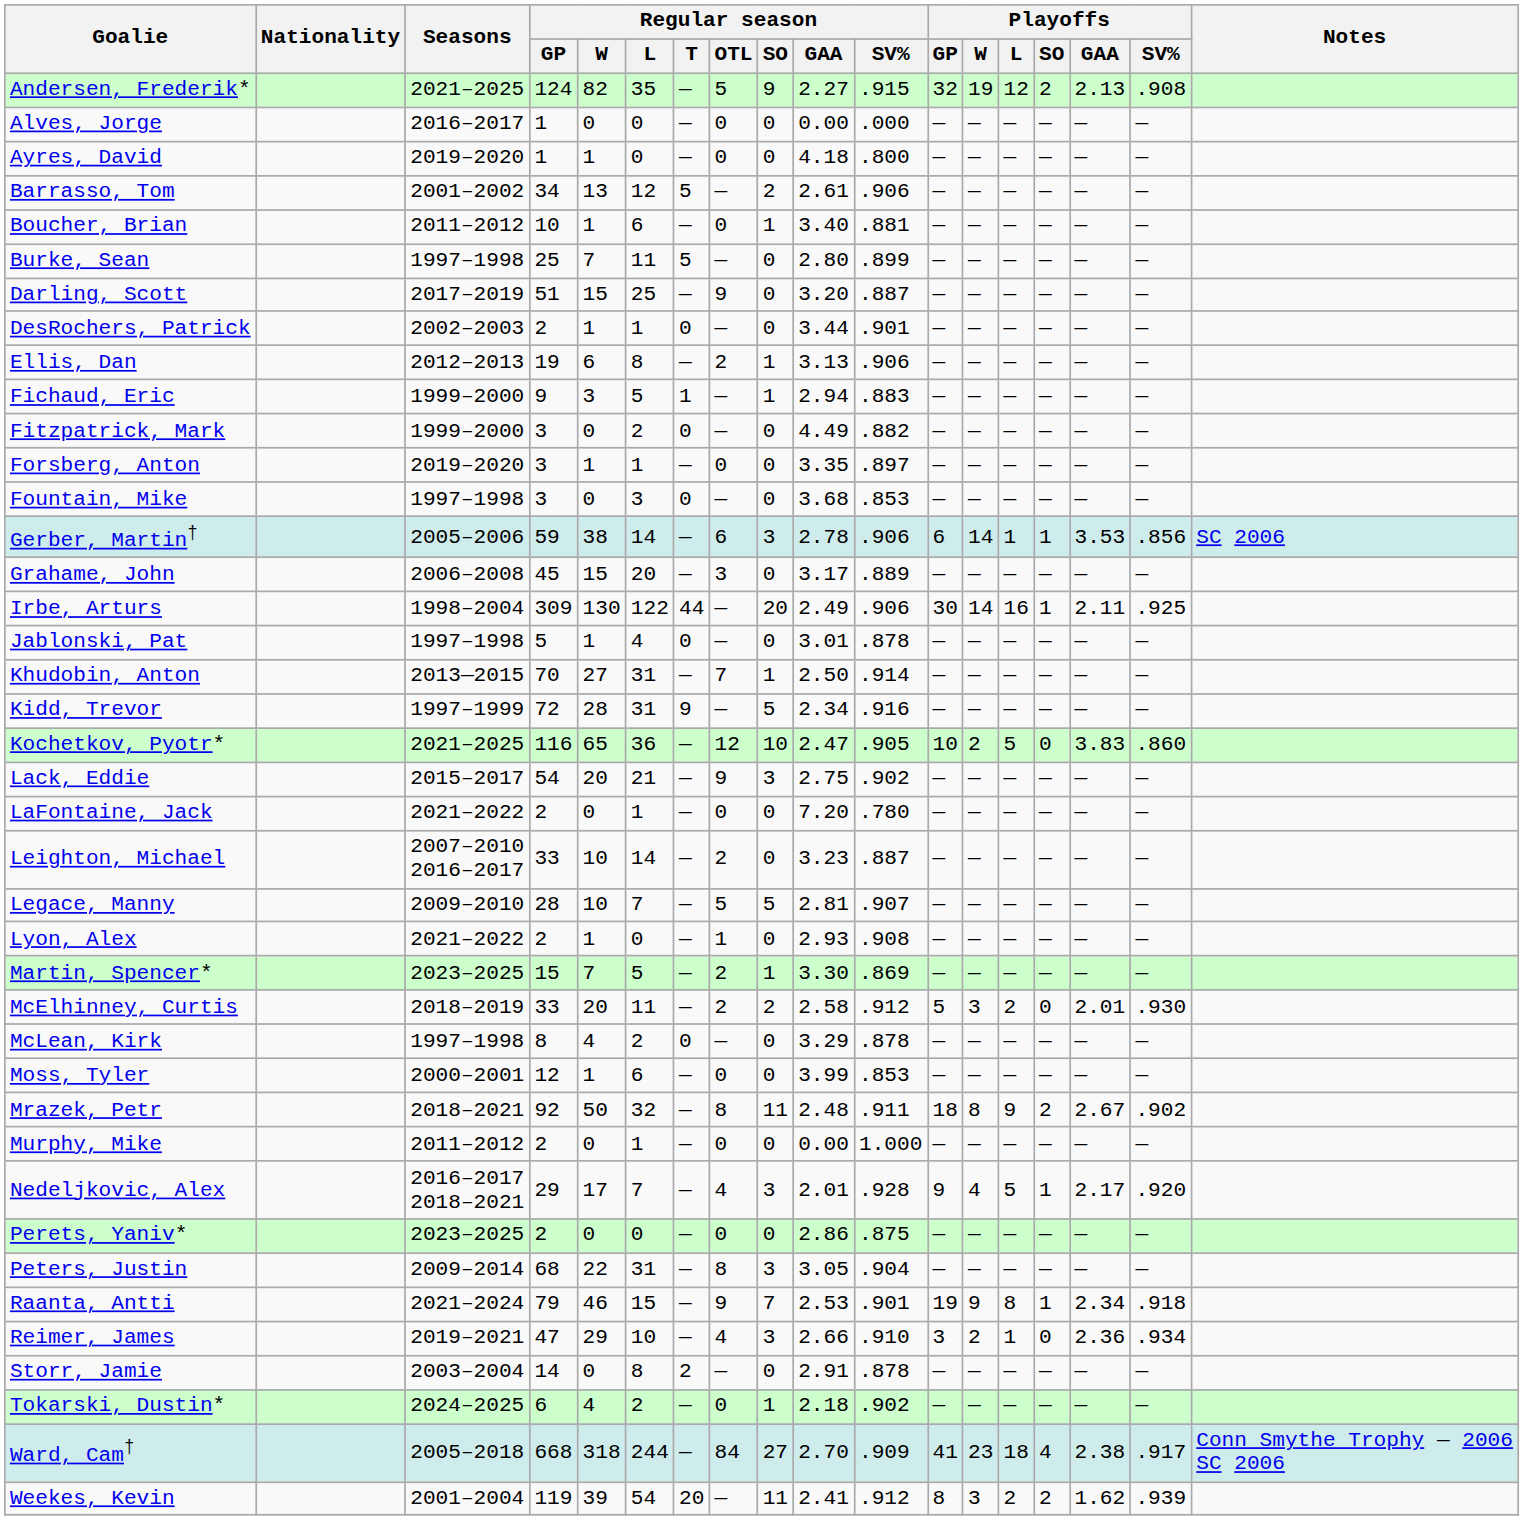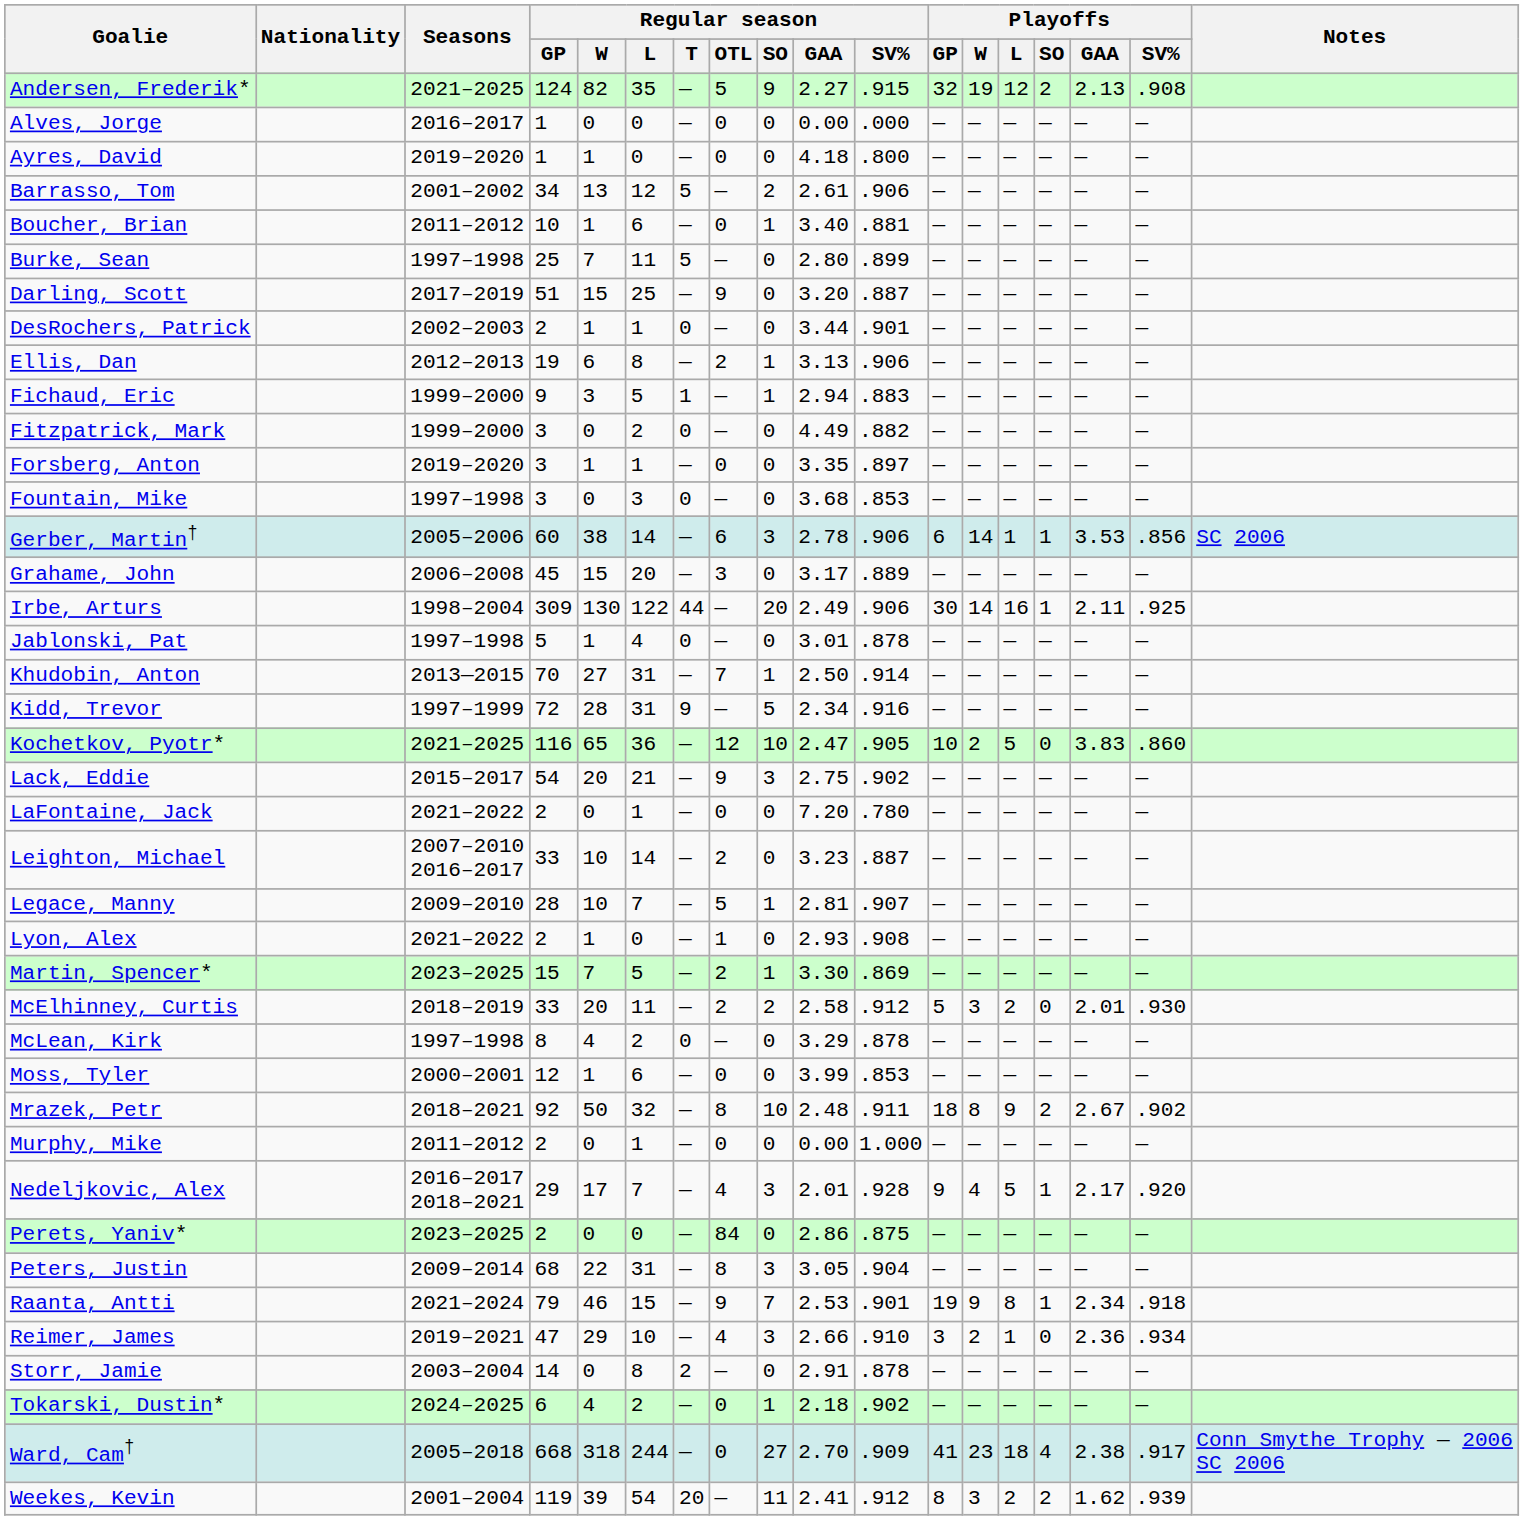(547, 537) 59 -> (547, 537) 60
(769, 906) 5 -> (769, 906) 1
(775, 1110) 11 -> (775, 1110) 10
(721, 1236) 0 -> (727, 1236) 84
(727, 1453) 84 -> (721, 1453) 0
